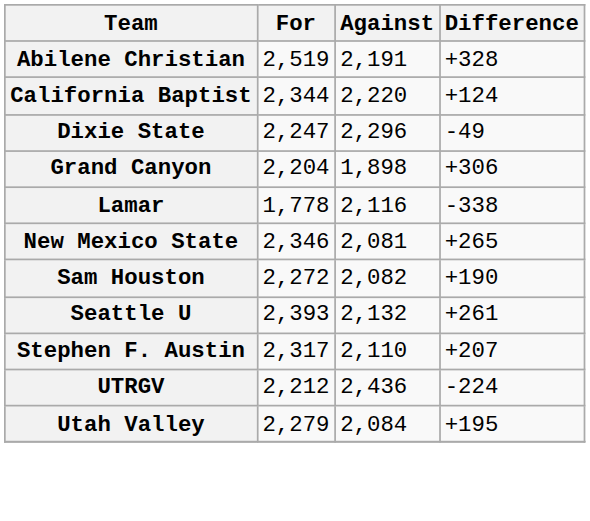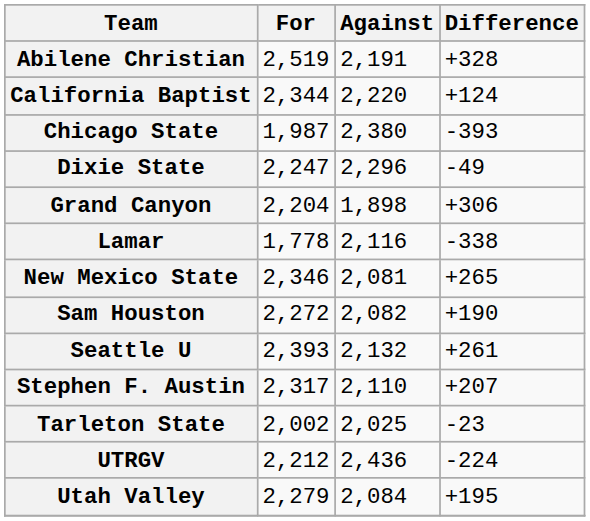+ row: (131, 132)
+ row: (131, 424)
